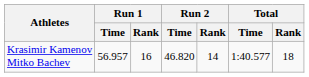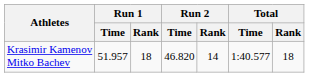(113, 57) 56.957 -> (113, 57) 51.957
(146, 57) 16 -> (146, 57) 18
